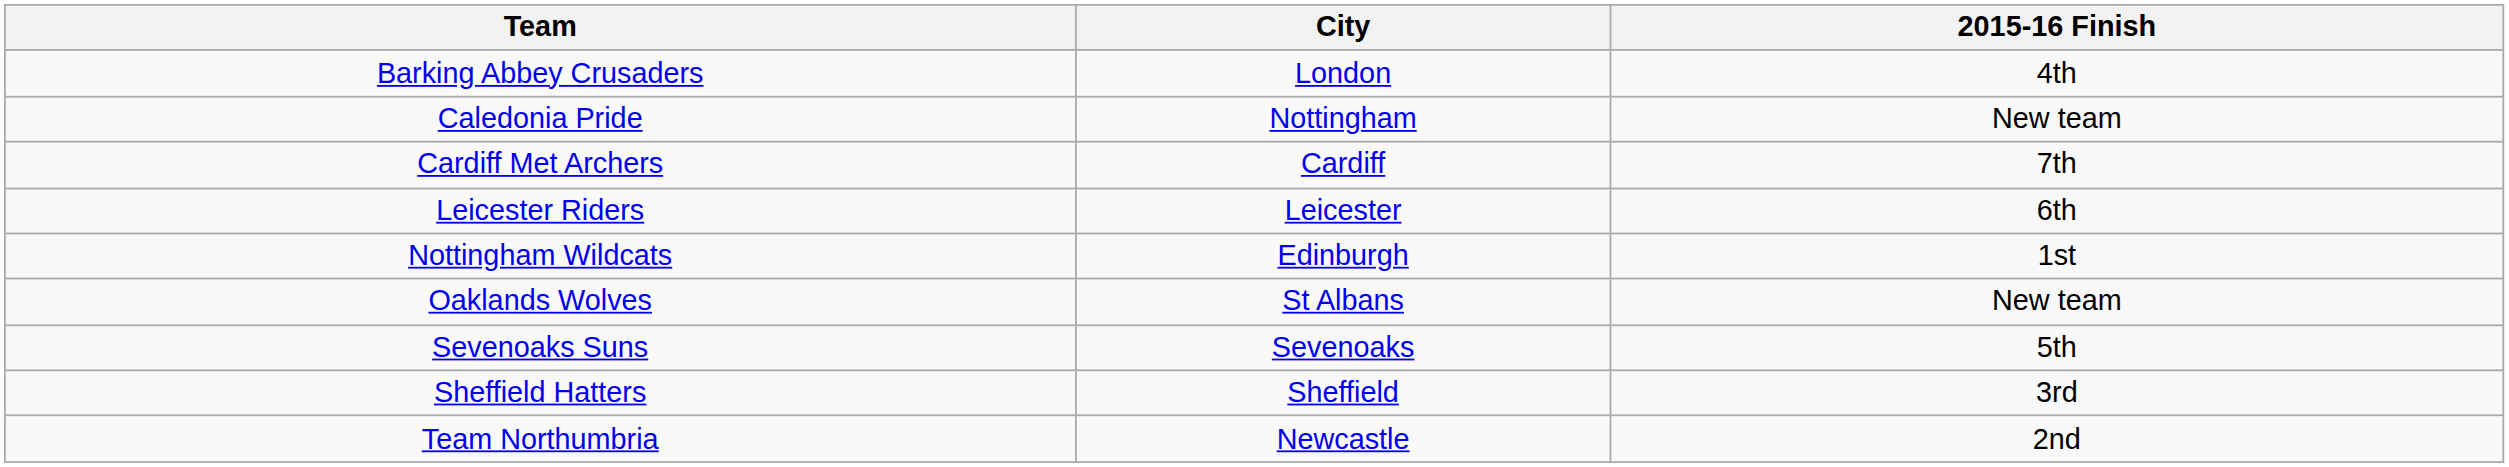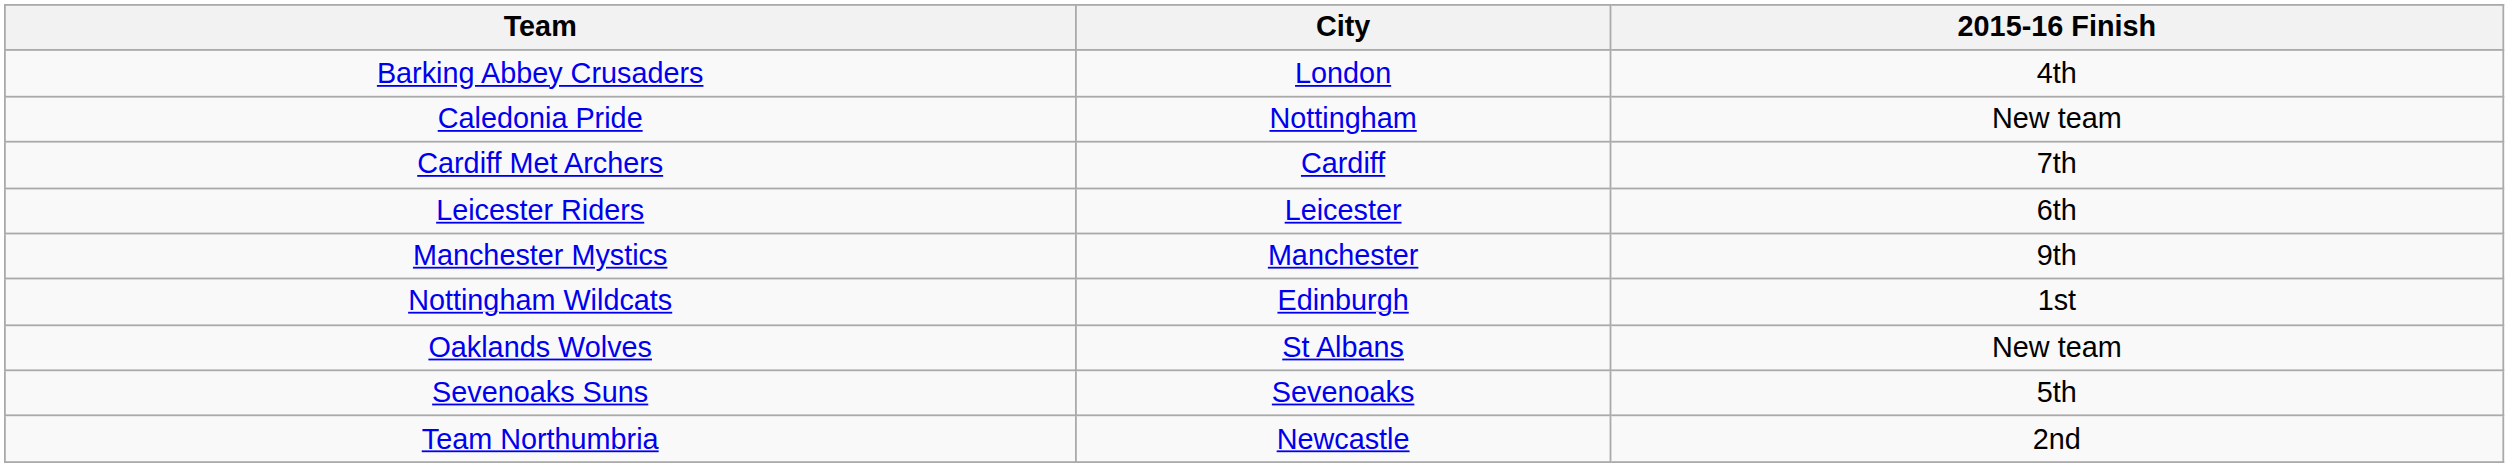+ row: (540, 255)
- row: (540, 392)
